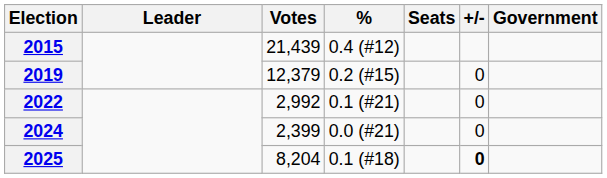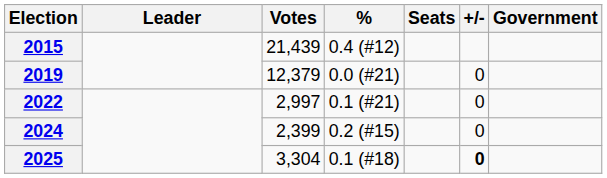(364, 74) 0.2 (#15) -> (364, 74) 0.0 (#21)
(298, 103) 2,992 -> (298, 103) 2,997
(364, 131) 0.0 (#21) -> (364, 131) 0.2 (#15)
(298, 159) 8,204 -> (298, 159) 3,304
